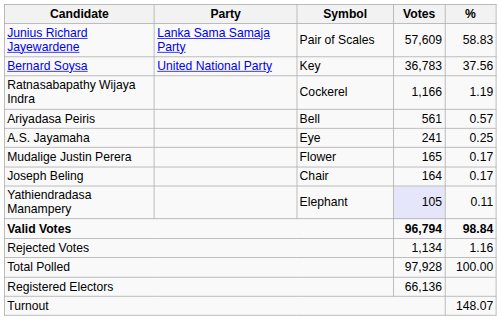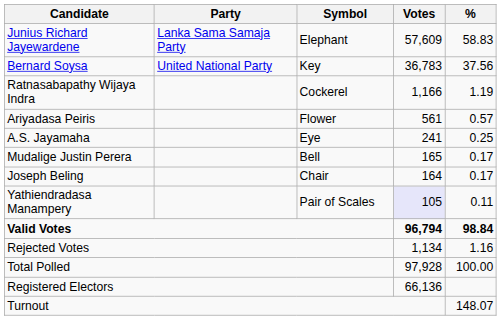(337, 40) Pair of Scales -> (324, 40) Elephant
(310, 118) Bell -> (318, 118) Flower
(318, 157) Flower -> (310, 157) Bell
(324, 202) Elephant -> (337, 202) Pair of Scales
